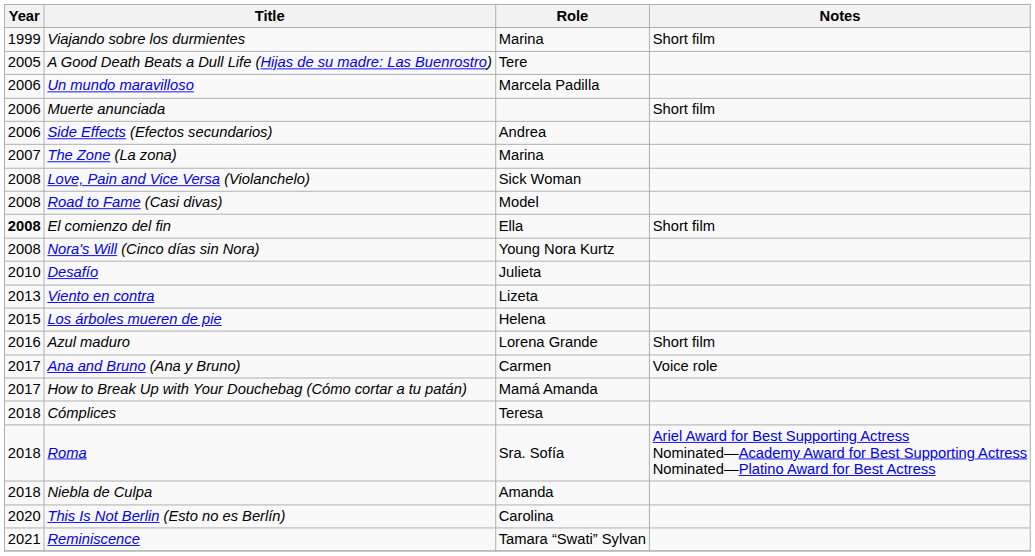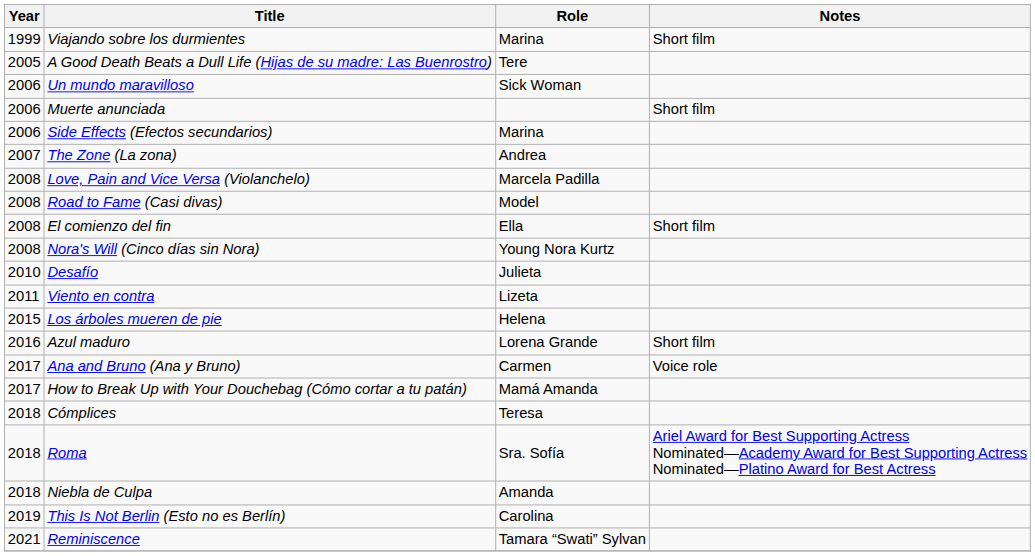(549, 86) Marcela Padilla -> (540, 86) Sick Woman
(522, 132) Andrea -> (521, 132) Marina
(521, 156) Marina -> (522, 156) Andrea
(540, 179) Sick Woman -> (549, 179) Marcela Padilla
(24, 226) bold -> (24, 226) normal
(24, 296) 2013 -> (24, 296) 2011
(24, 516) 2020 -> (24, 516) 2019
